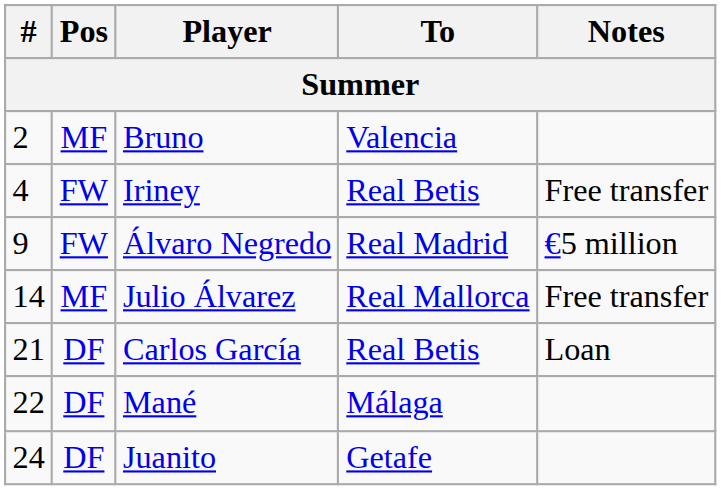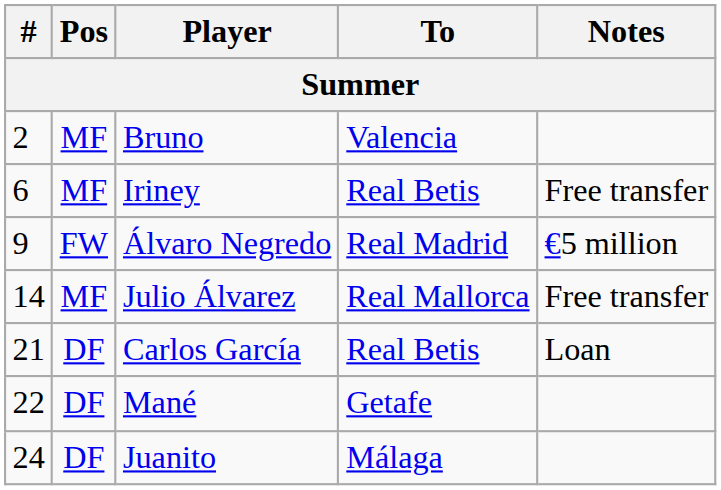(21, 190) 4 -> (21, 190) 6
(84, 190) FW -> (84, 190) MF
(395, 403) Málaga -> (389, 403) Getafe
(389, 456) Getafe -> (395, 456) Málaga
